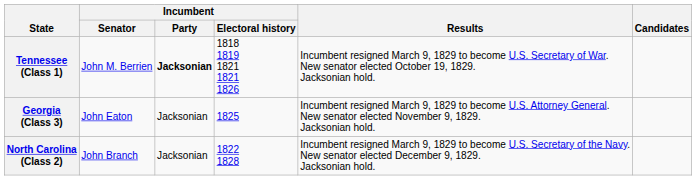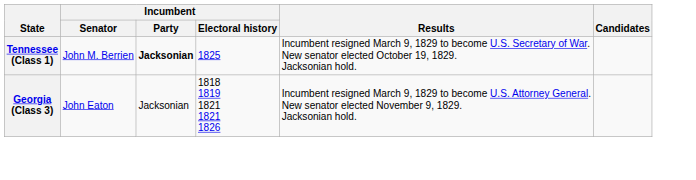(228, 67) 1818 1819 1821 1821 1826 -> (209, 55) 1825
(228, 117) 1825 -> (209, 105) 1818 1819 1821 1821 1826
- row: (42, 155)
